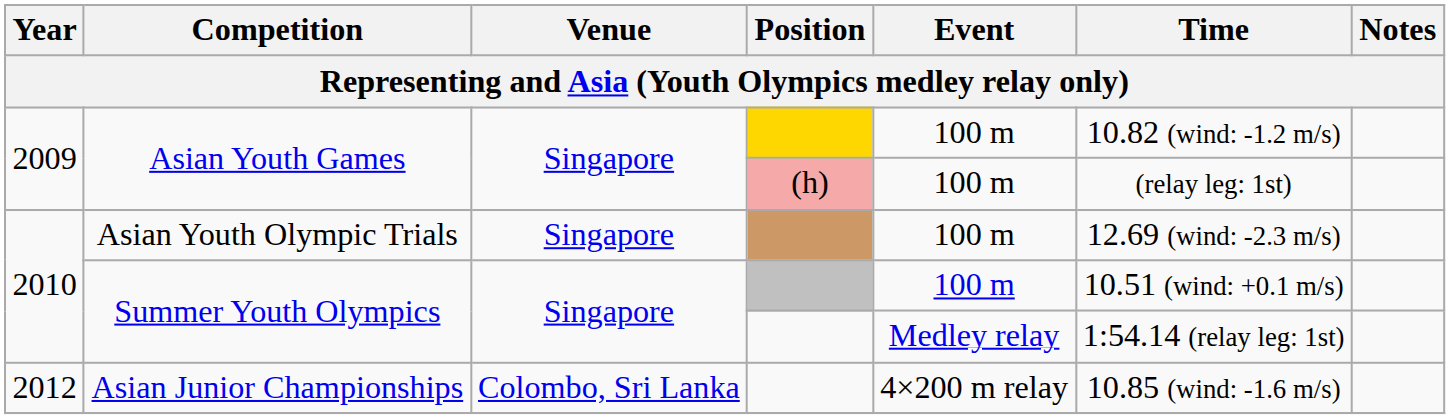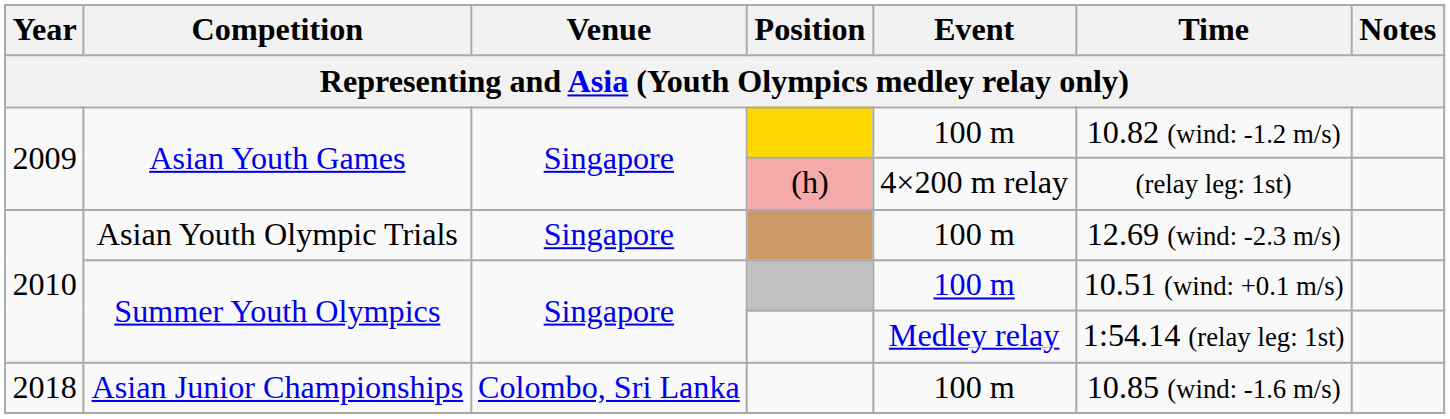(974, 183) 100 m -> (974, 183) 4×200 m relay
(45, 387) 2012 -> (45, 387) 2018
(974, 387) 4×200 m relay -> (974, 387) 100 m
